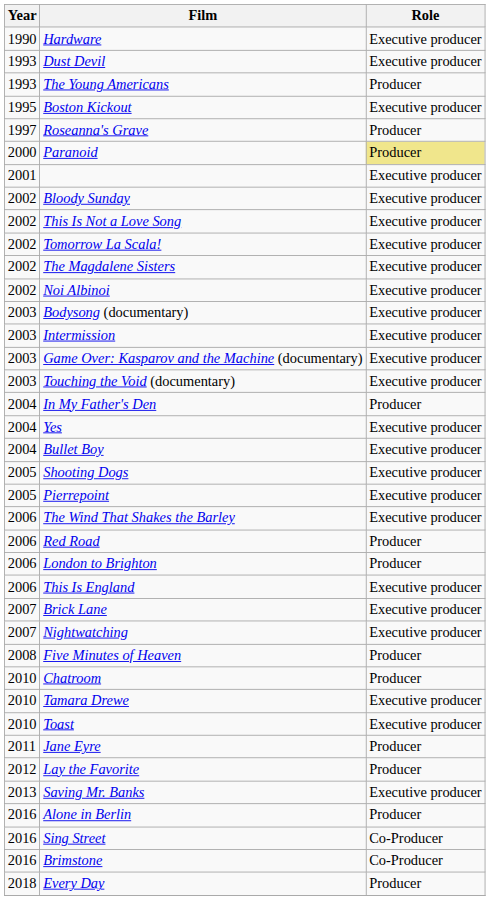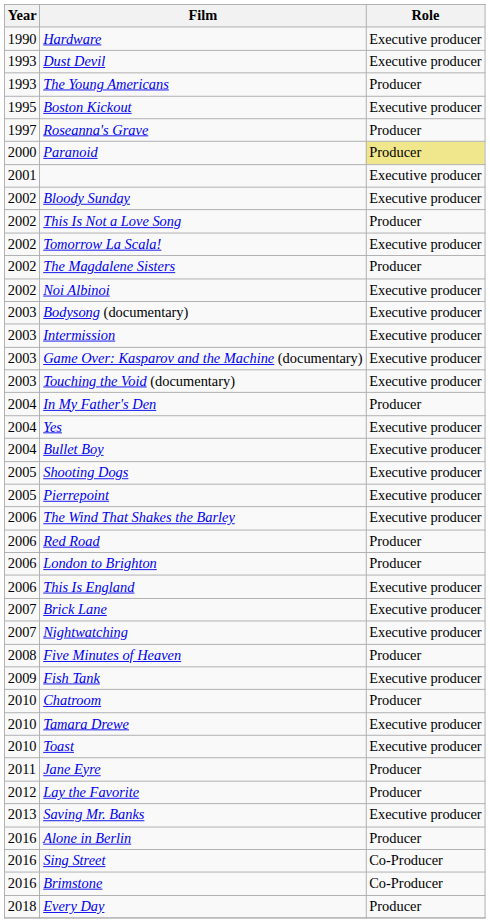(425, 221) Executive producer -> (395, 221) Producer
(425, 267) Executive producer -> (395, 267) Producer
+ row: (22, 678)
